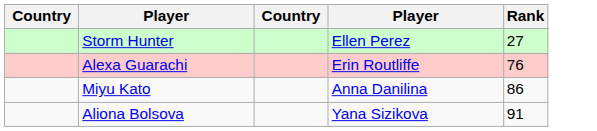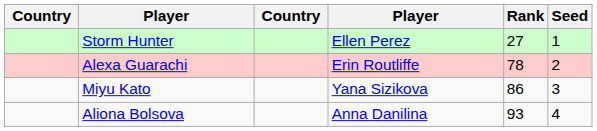+ column: (570, 16)
(515, 65) 76 -> (515, 65) 78
(379, 89) Anna Danilina -> (380, 89) Yana Sizikova
(380, 114) Yana Sizikova -> (379, 114) Anna Danilina
(515, 114) 91 -> (515, 114) 93
